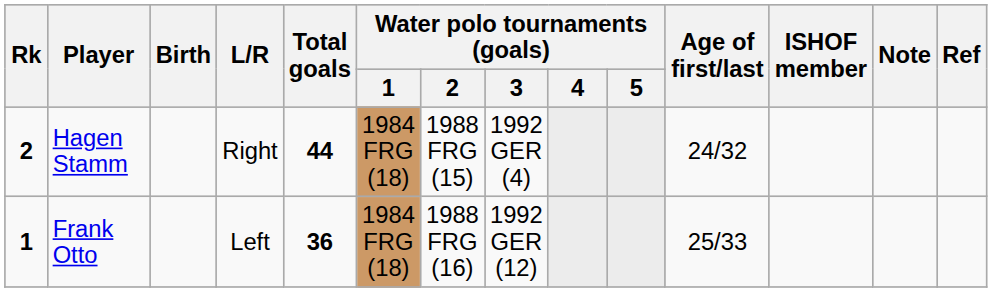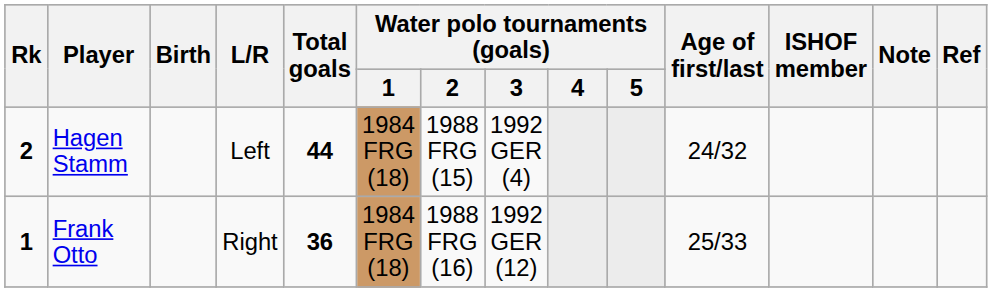(250, 152) Right -> (250, 152) Left
(250, 242) Left -> (250, 242) Right
